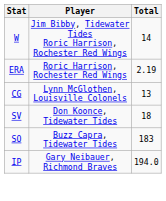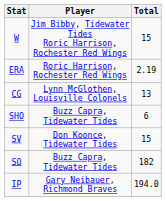(146, 39) 14 -> (146, 39) 15
+ row: (16, 116)
(146, 116) 18 -> (146, 139) 15
(146, 139) 183 -> (146, 162) 182
